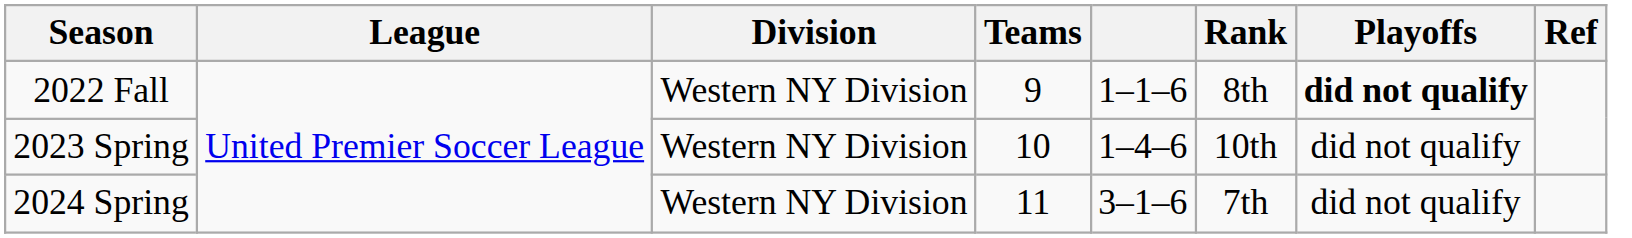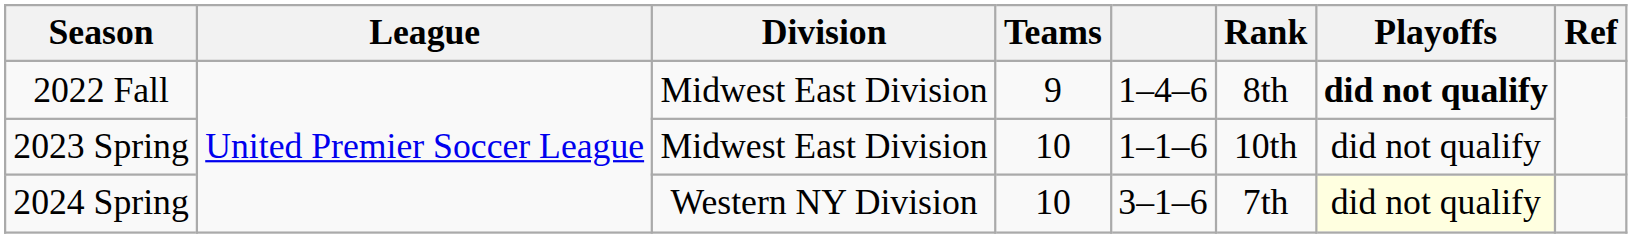(814, 89) Western NY Division -> (824, 89) Midwest East Division
(1143, 89) 1–1–6 -> (1163, 89) 1–4–6
(814, 145) Western NY Division -> (824, 145) Midwest East Division
(1143, 145) 1–4–6 -> (1163, 145) 1–1–6
(1033, 202) 11 -> (1053, 202) 10
(1416, 202) no background -> (1436, 202) lightyellow background
